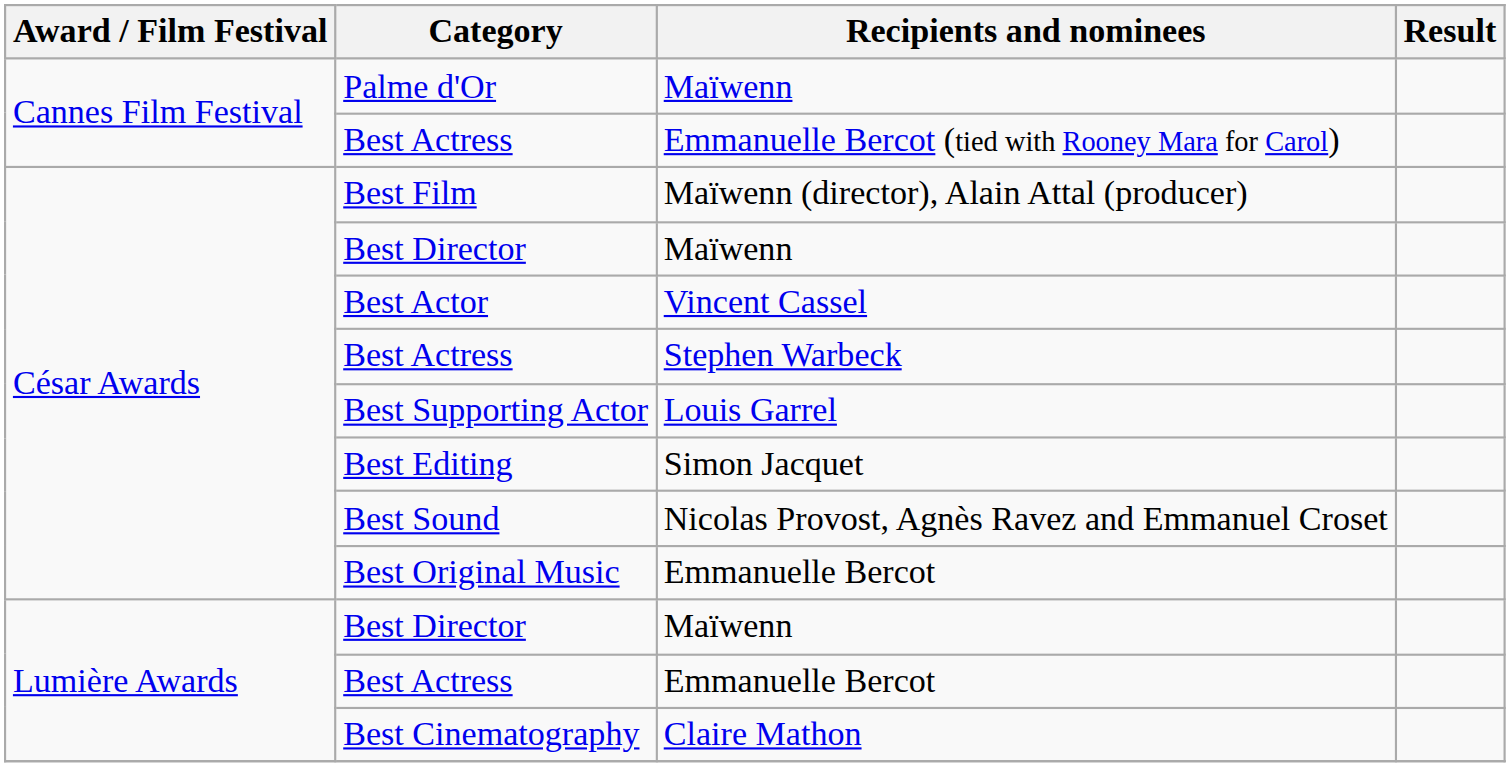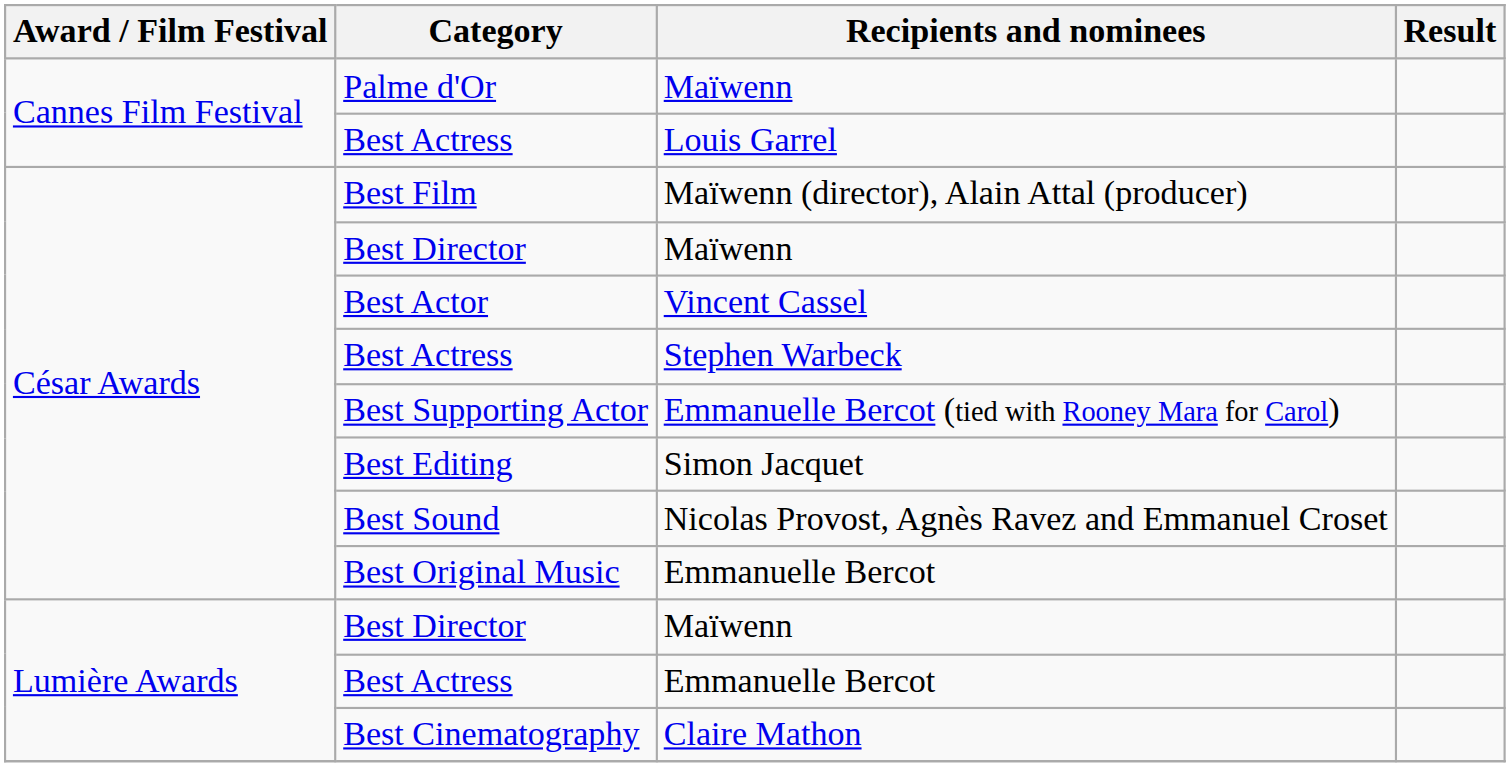(1002, 139) Emmanuelle Bercot (tied with Rooney Mara for Carol) -> (750, 139) Louis Garrel
(750, 409) Louis Garrel -> (1002, 409) Emmanuelle Bercot (tied with Rooney Mara for Carol)
